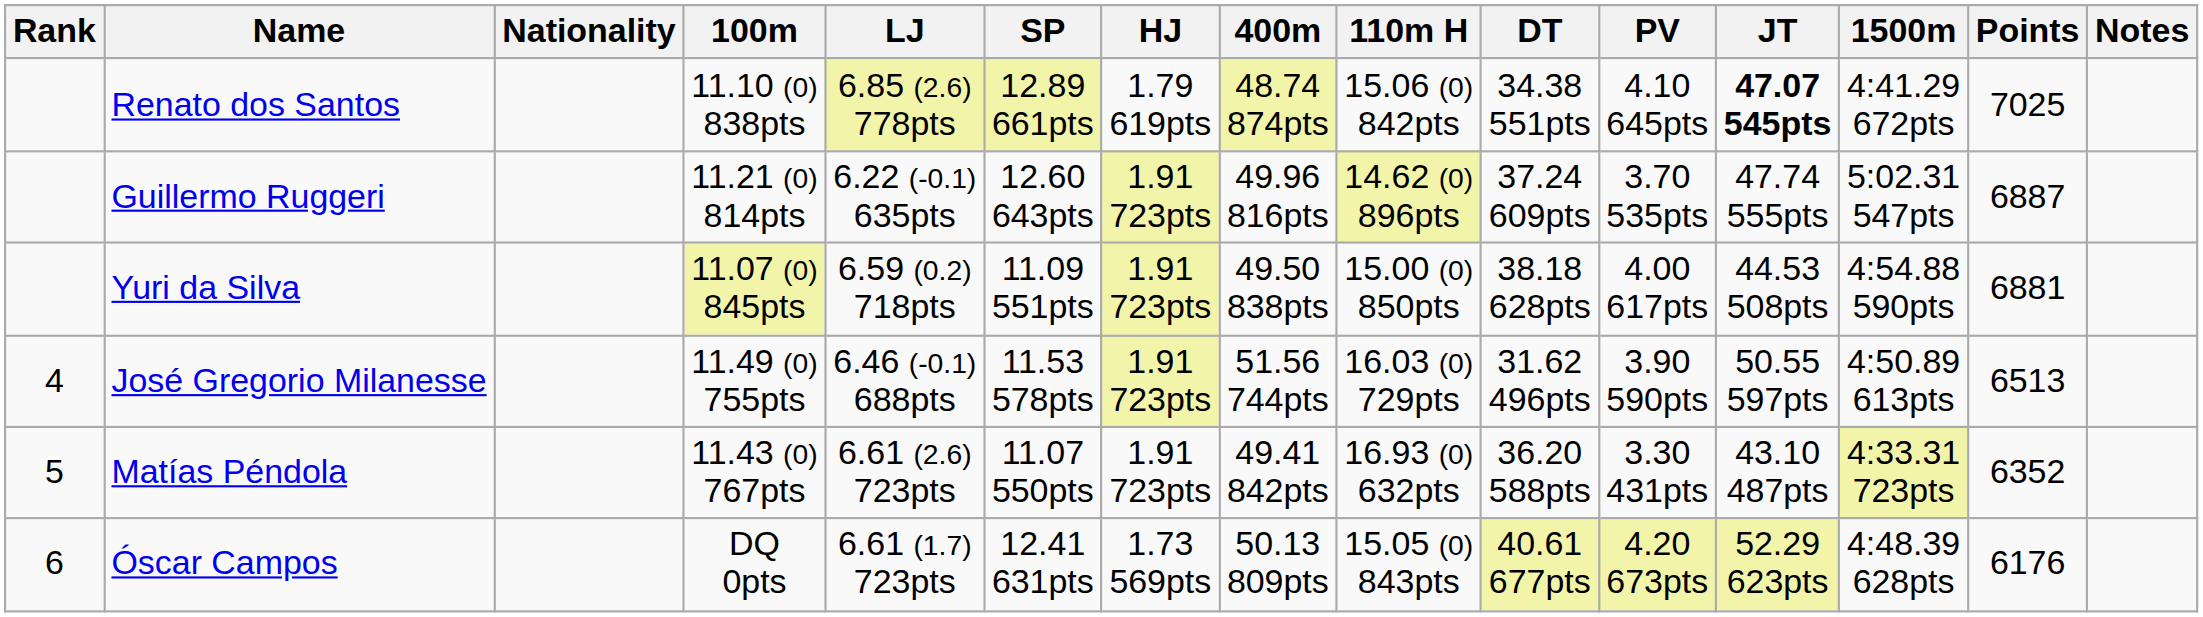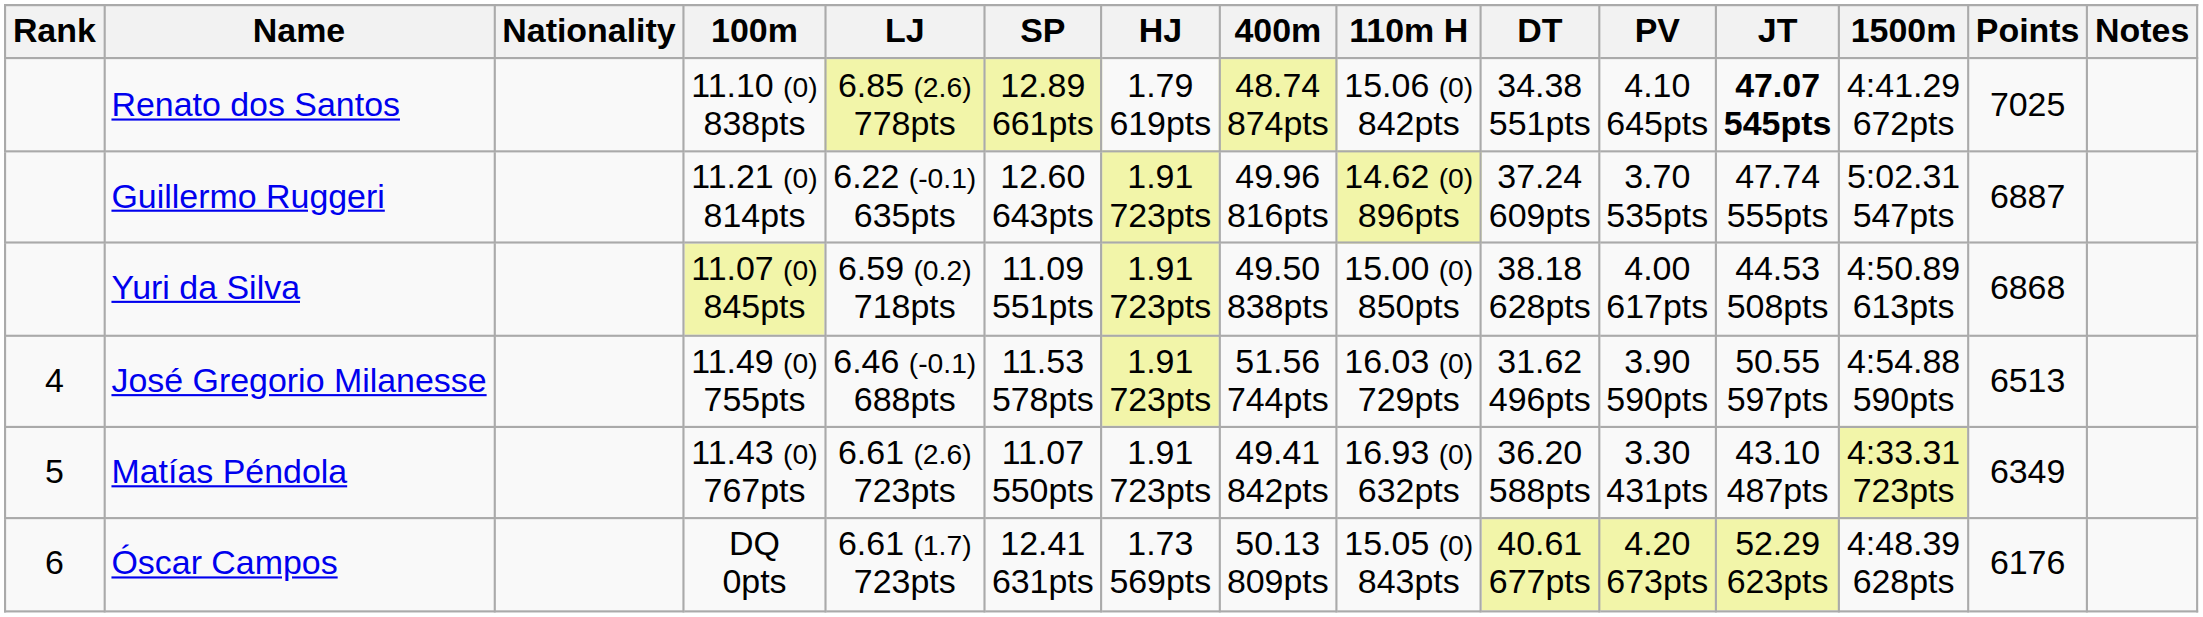(1904, 288) 4:54.88 590pts -> (1904, 288) 4:50.89 613pts
(2028, 288) 6881 -> (2028, 288) 6868
(1904, 380) 4:50.89 613pts -> (1904, 380) 4:54.88 590pts
(2028, 472) 6352 -> (2028, 472) 6349
